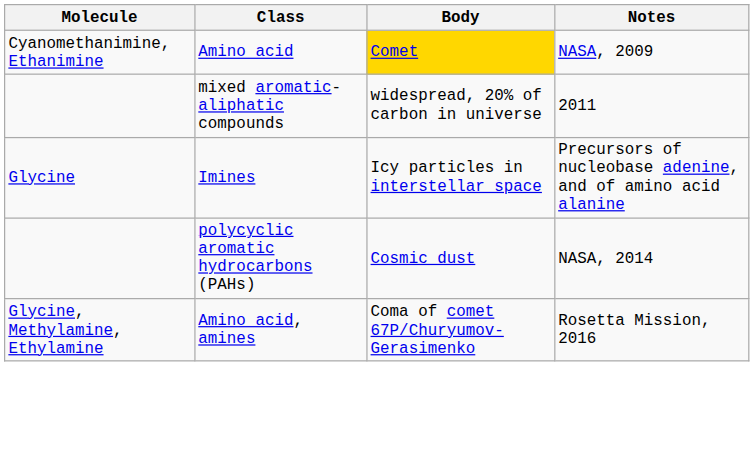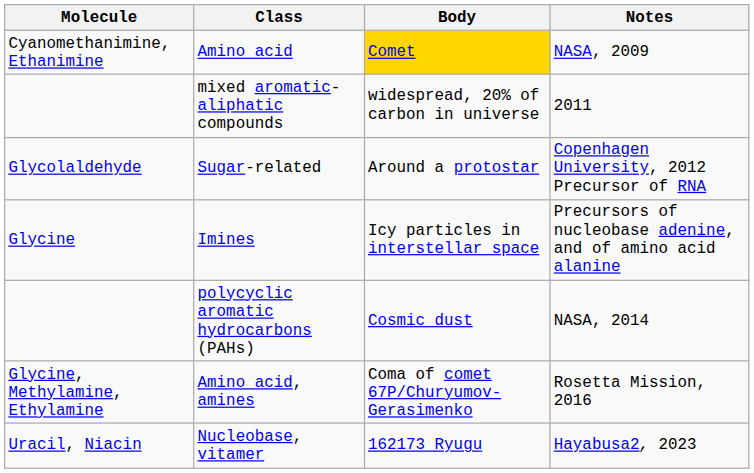+ row: (259, 168)
+ row: (250, 446)
